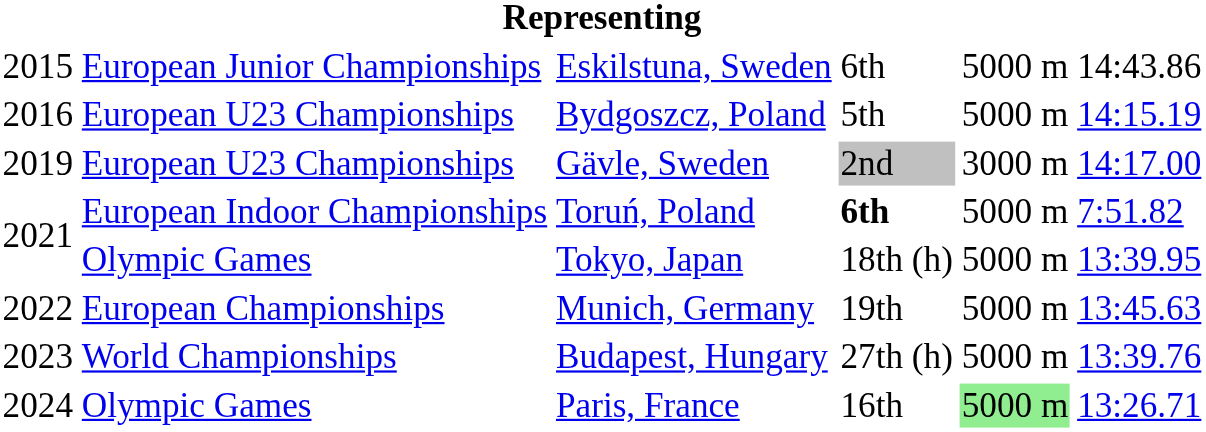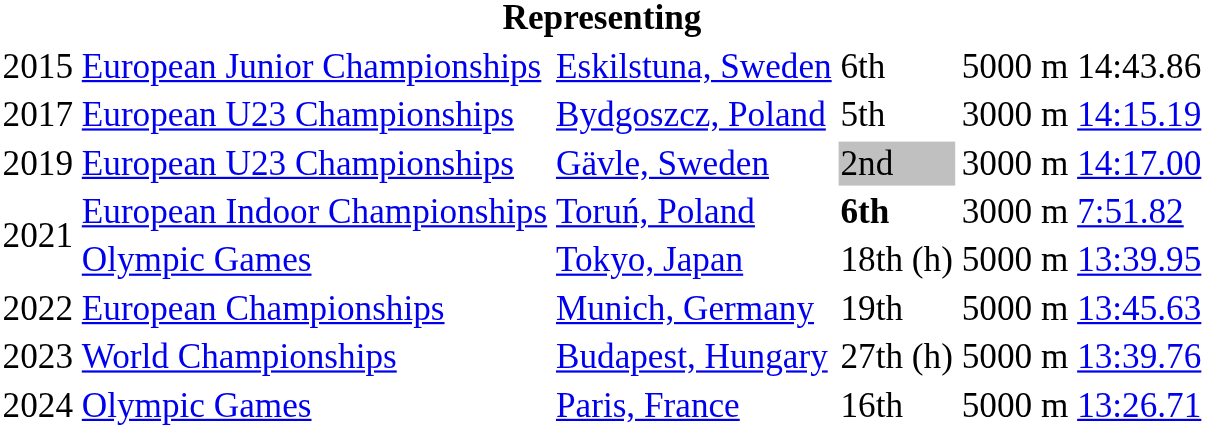(38, 114) 2016 -> (38, 114) 2017
(1015, 114) 5000 m -> (1015, 114) 3000 m
(1015, 211) 5000 m -> (1015, 211) 3000 m
(1015, 405) lightgreen background -> (1015, 405) no background
